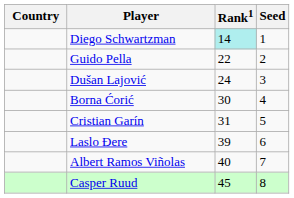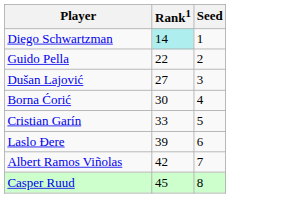- column: (36, 16)
(224, 79) 24 -> (162, 79) 27
(224, 121) 31 -> (162, 121) 33
(224, 162) 40 -> (162, 162) 42
